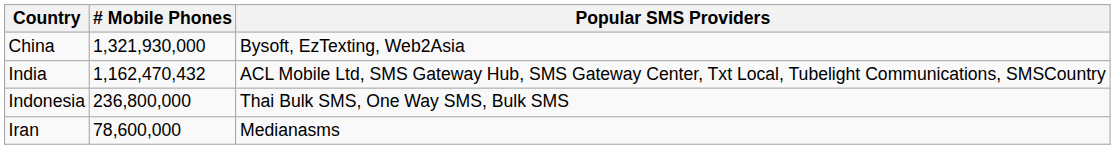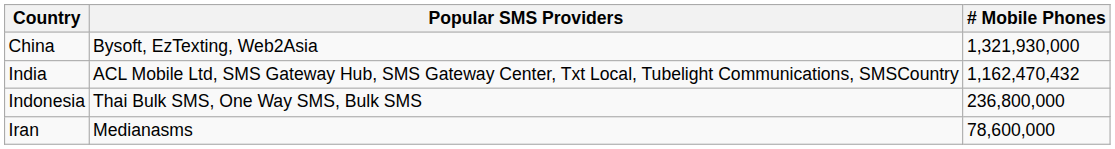columns swapped: (162, 18) <-> (673, 18)
